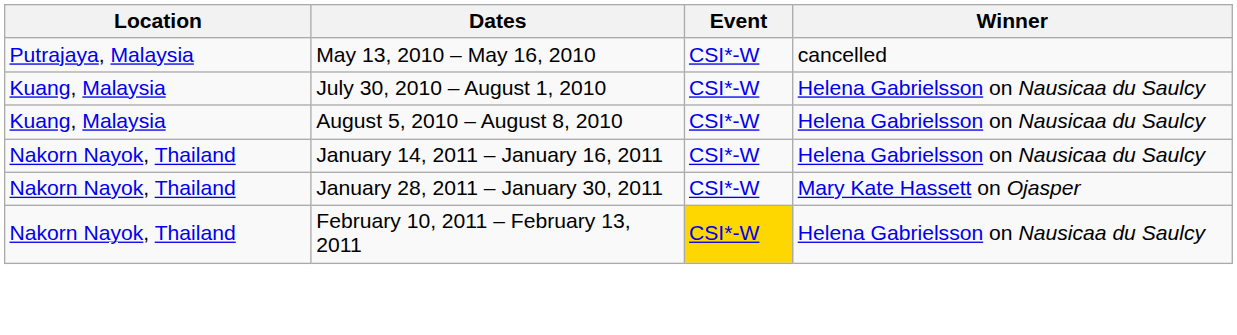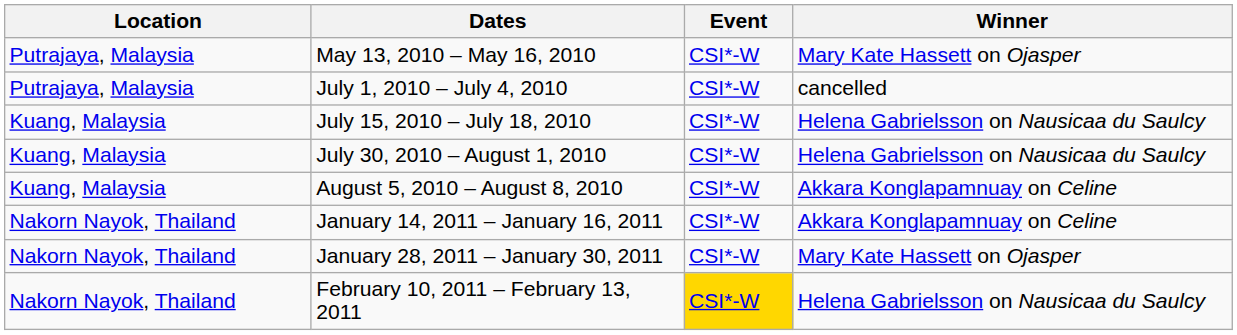(842, 54) cancelled -> (939, 54) Mary Kate Hassett on Ojasper
+ row: (442, 88)
+ row: (454, 121)
(1001, 121) Helena Gabrielsson on Nausicaa du Saulcy -> (957, 188) Akkara Konglapamnuay on Celine
(1001, 155) Helena Gabrielsson on Nausicaa du Saulcy -> (957, 222) Akkara Konglapamnuay on Celine
